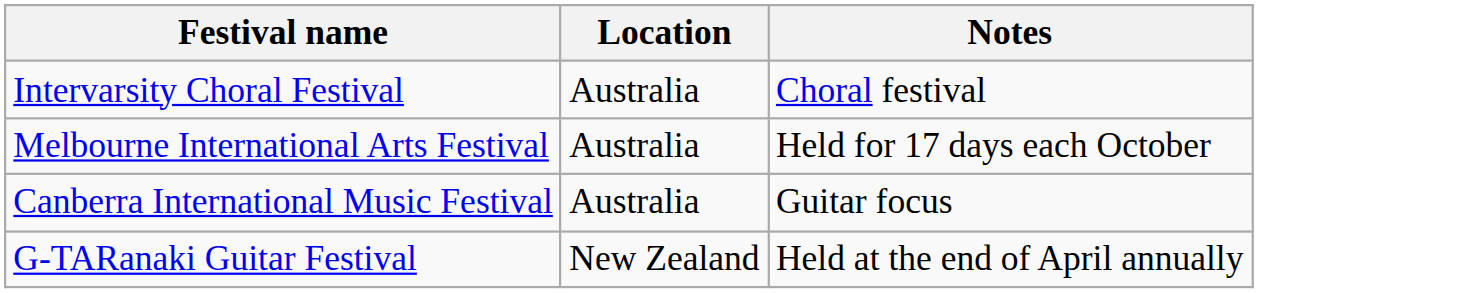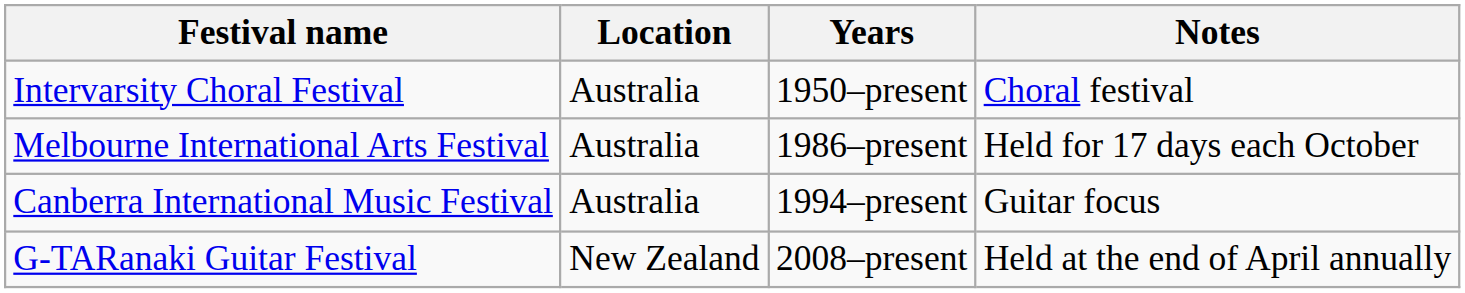+ column: (872, 32)
